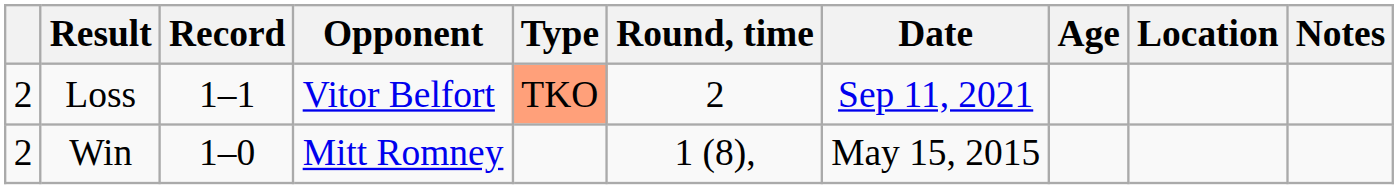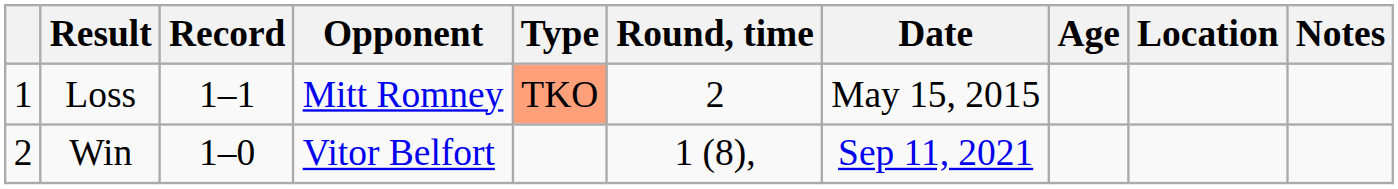(23, 93) 2 -> (23, 93) 1
(399, 93) Vitor Belfort -> (403, 93) Mitt Romney
(936, 93) Sep 11, 2021 -> (936, 93) May 15, 2015
(403, 152) Mitt Romney -> (399, 152) Vitor Belfort
(936, 152) May 15, 2015 -> (936, 152) Sep 11, 2021
